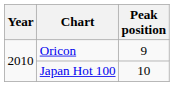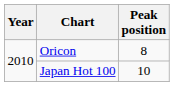(144, 50) 9 -> (144, 50) 8
